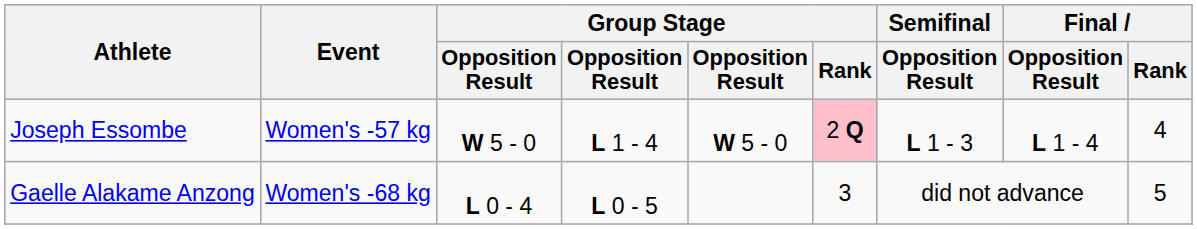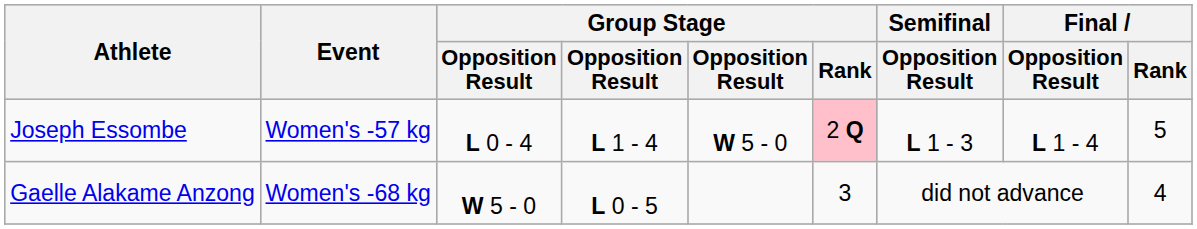(499, 144) W 5 - 0 -> (499, 144) L 0 - 4
(1160, 131) 4 -> (1160, 131) 5
(499, 206) L 0 - 4 -> (499, 206) W 5 - 0
(1160, 193) 5 -> (1160, 193) 4
